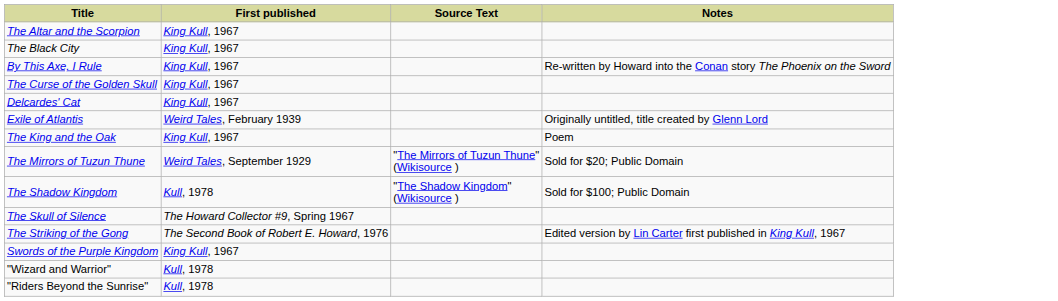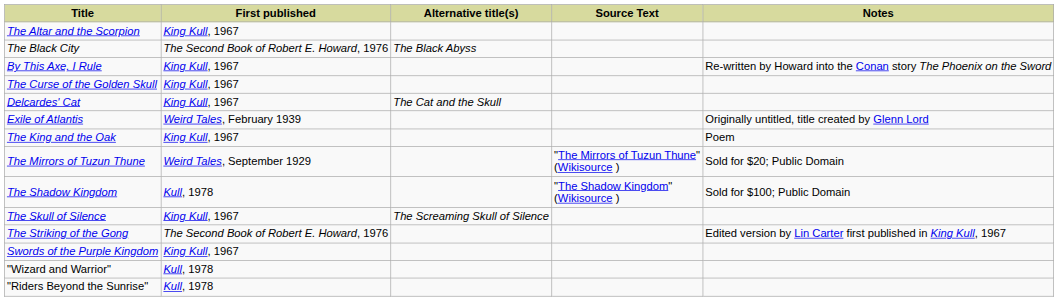+ column: (471, 13)
(201, 48) King Kull, 1967 -> (276, 48) The Second Book of Robert E. Howard, 1976
(259, 216) The Howard Collector #9, Spring 1967 -> (201, 216) King Kull, 1967
